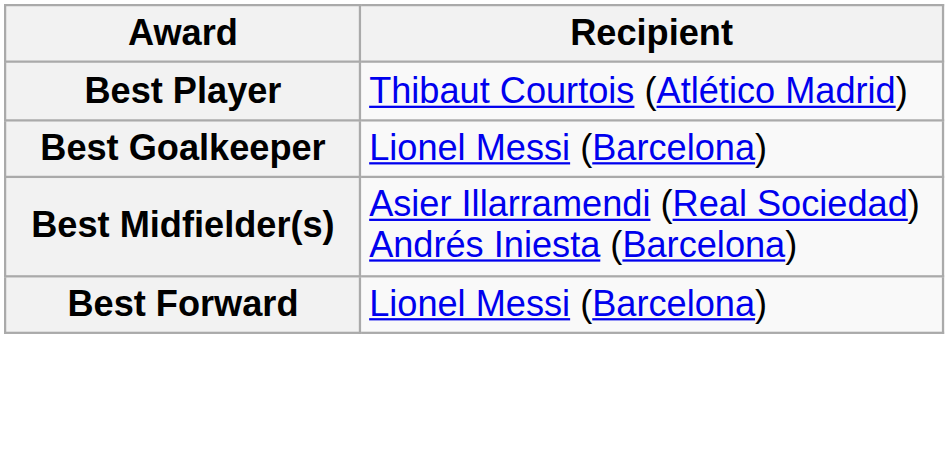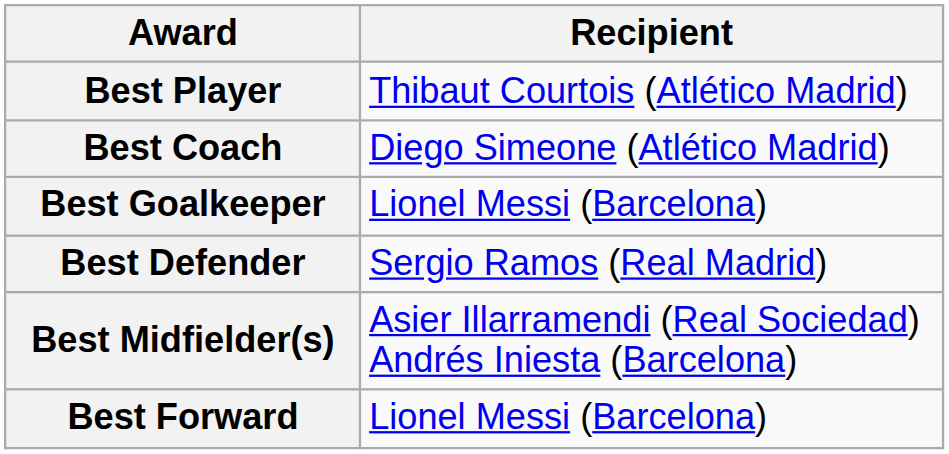+ row: (183, 147)
+ row: (183, 262)
